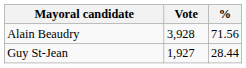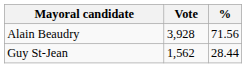(181, 53) 1,927 -> (181, 53) 1,562
